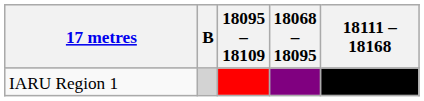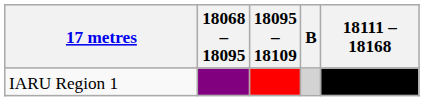columns swapped: (295, 37) <-> (208, 37)
